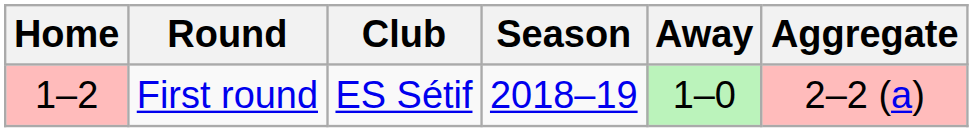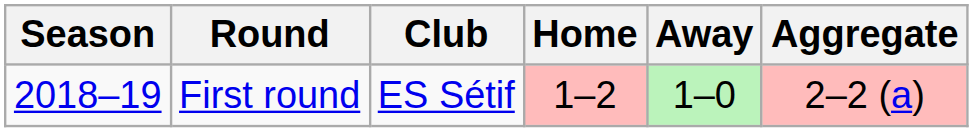columns swapped: (564, 34) <-> (67, 34)
